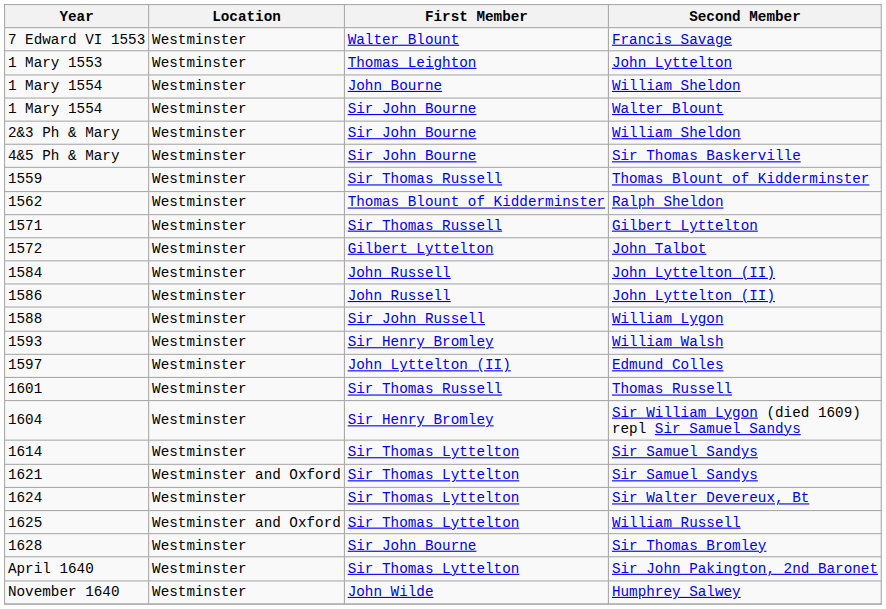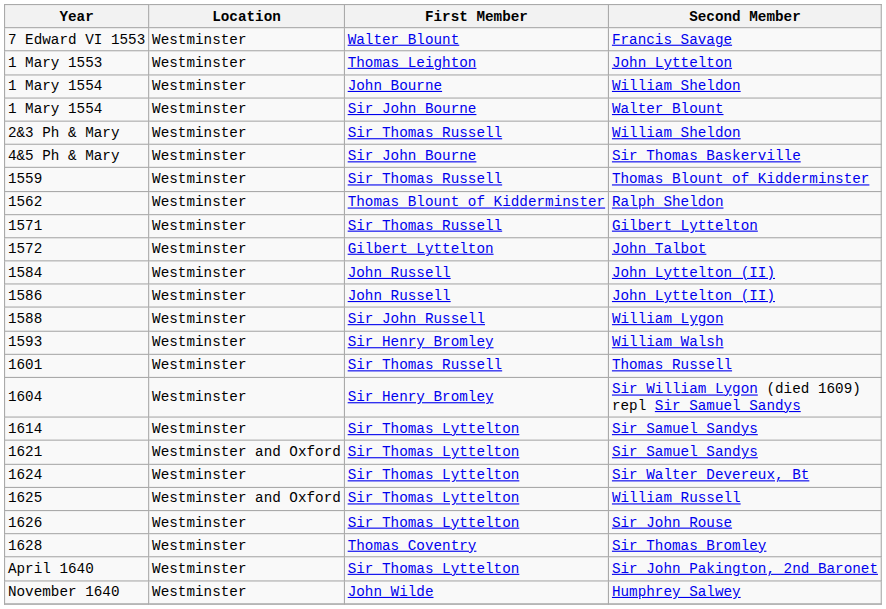(412, 133) Sir John Bourne -> (425, 133) Sir Thomas Russell
- row: (25, 366)
+ row: (25, 522)
(412, 545) Sir John Bourne -> (412, 545) Thomas Coventry
